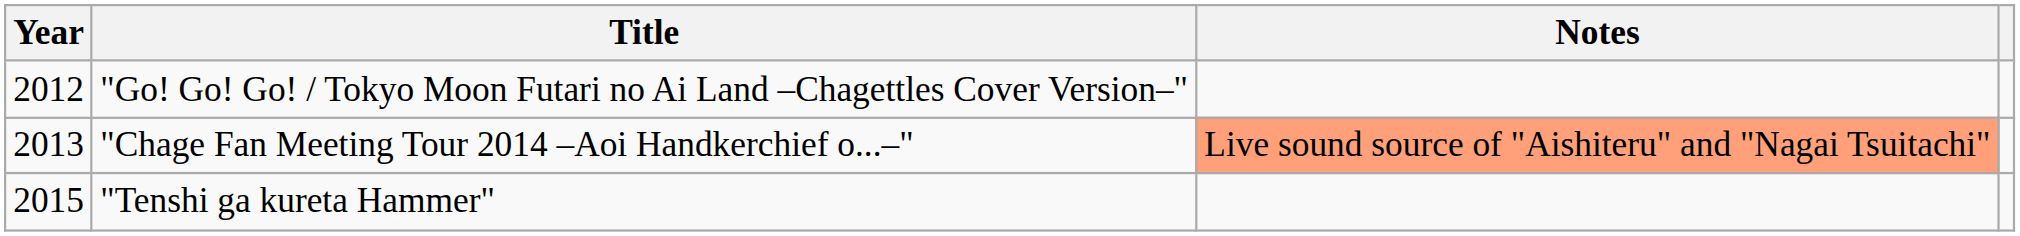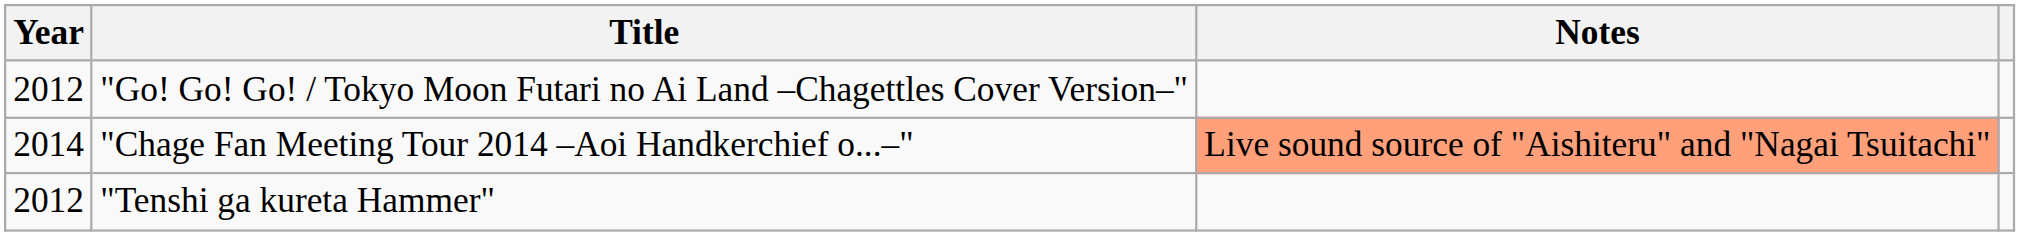(49, 144) 2013 -> (49, 144) 2014
(49, 200) 2015 -> (49, 200) 2012
